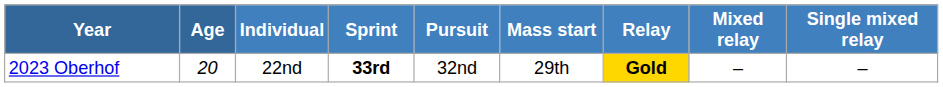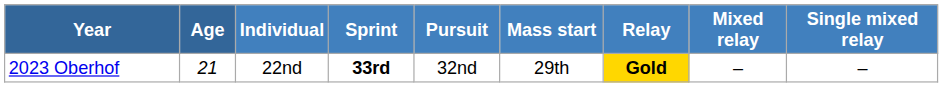(208, 68) 20 -> (208, 68) 21
